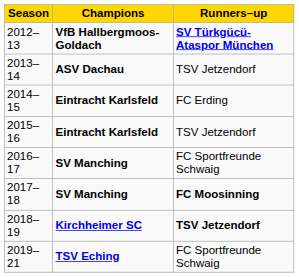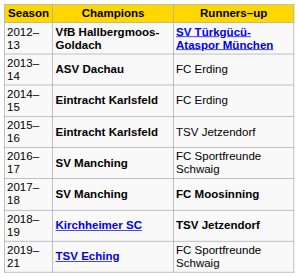(216, 69) TSV Jetzendorf -> (202, 69) FC Erding
